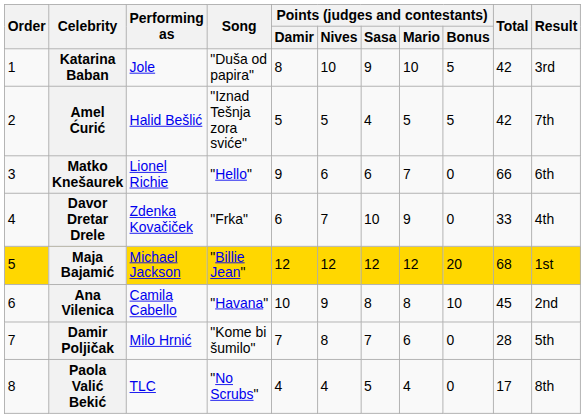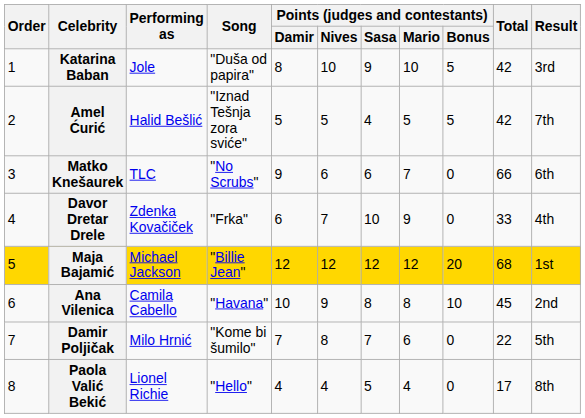(149, 174) Lionel Richie -> (143, 174) TLC
(231, 174) "Hello" -> (234, 174) "No Scrubs"
(504, 340) 28 -> (504, 340) 22
(143, 386) TLC -> (149, 386) Lionel Richie
(234, 386) "No Scrubs" -> (231, 386) "Hello"
